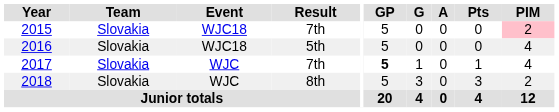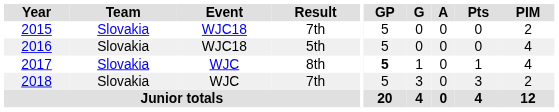(528, 29) pink background -> (528, 29) no background
(316, 64) 7th -> (316, 64) 8th
(316, 81) 8th -> (316, 81) 7th
